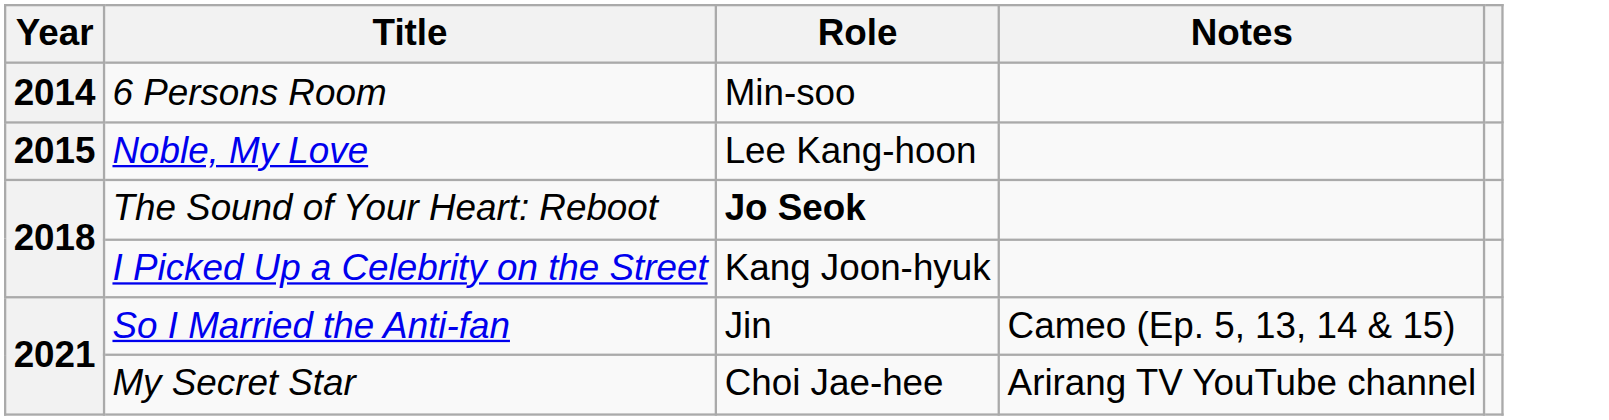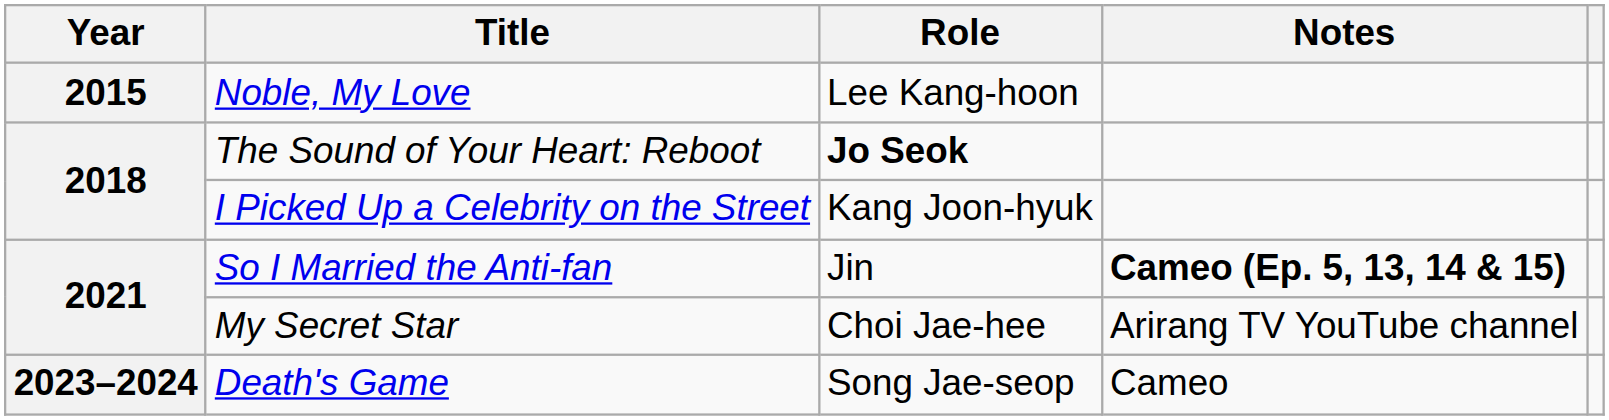- row: (250, 92)
(1232, 325) normal -> (1338, 267) bold
+ row: (332, 383)
